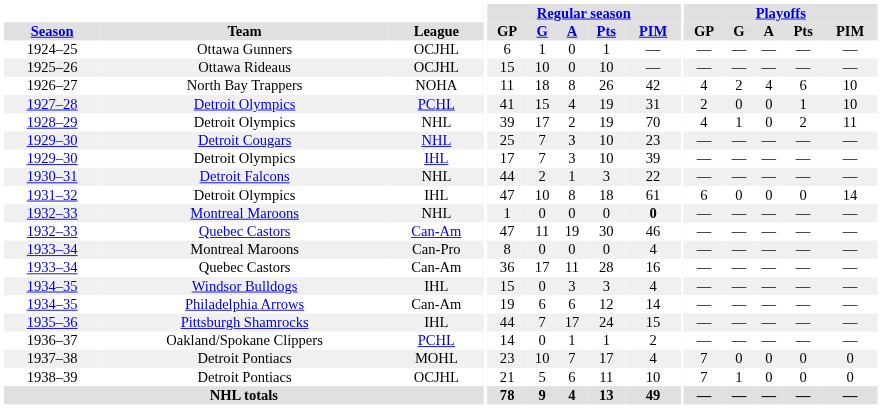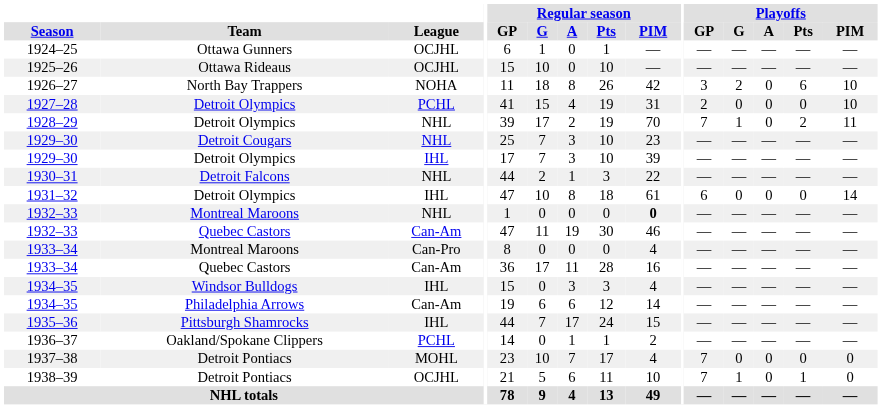(704, 85) 4 -> (704, 85) 3
(769, 85) 4 -> (769, 85) 0
(803, 104) 1 -> (803, 104) 0
(704, 122) 4 -> (704, 122) 7
(803, 377) 0 -> (803, 377) 1
